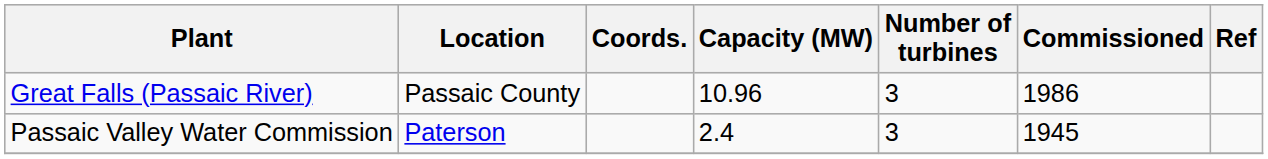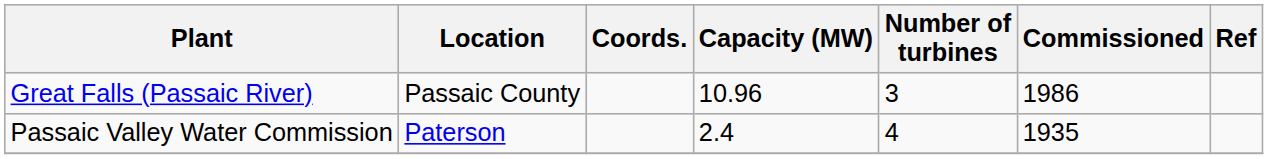(892, 133) 3 -> (892, 133) 4
(1051, 133) 1945 -> (1051, 133) 1935
